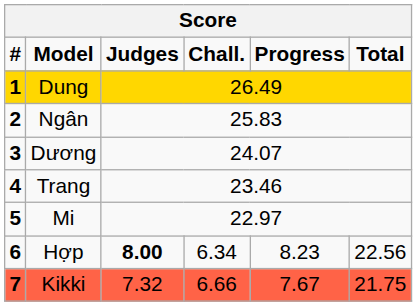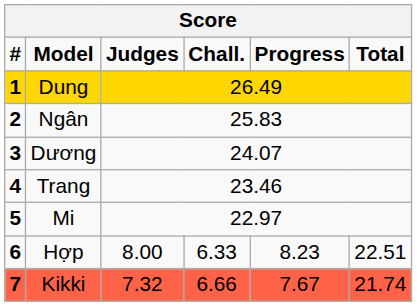(142, 251) bold -> (142, 251) normal
(217, 251) 6.34 -> (217, 251) 6.33
(380, 251) 22.56 -> (380, 251) 22.51
(380, 284) 21.75 -> (380, 284) 21.74
